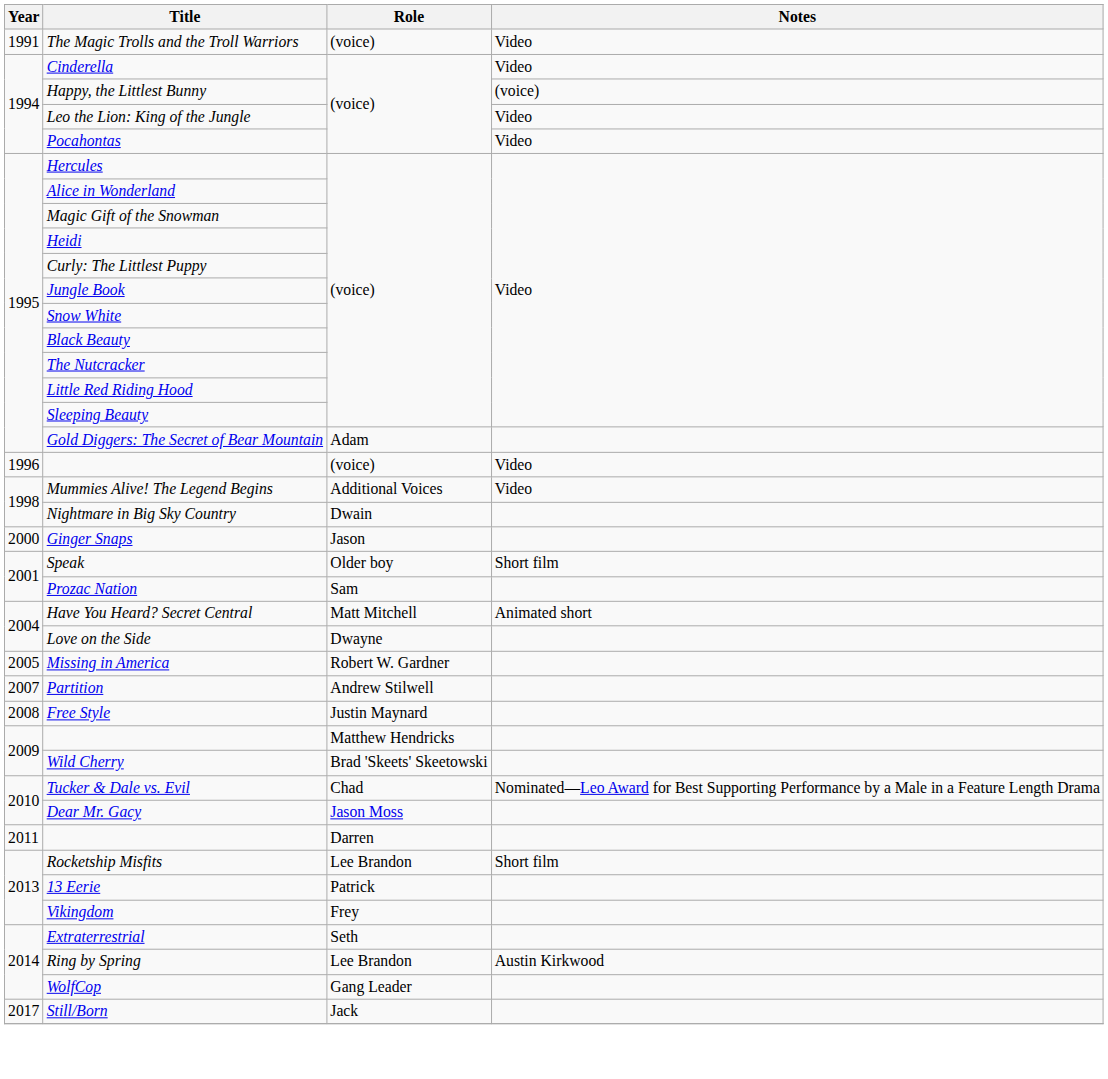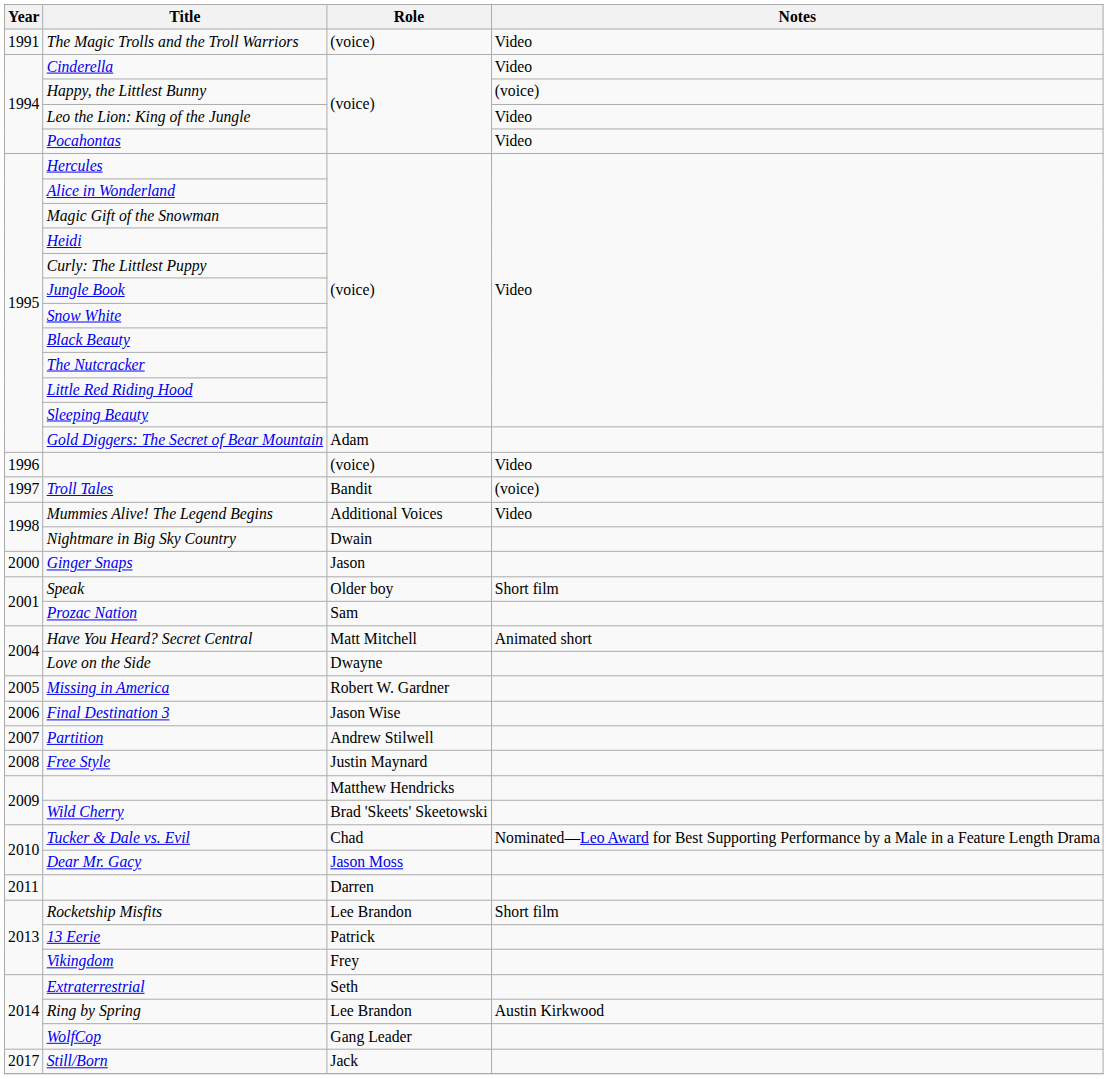+ row: (80, 489)
+ row: (108, 713)
